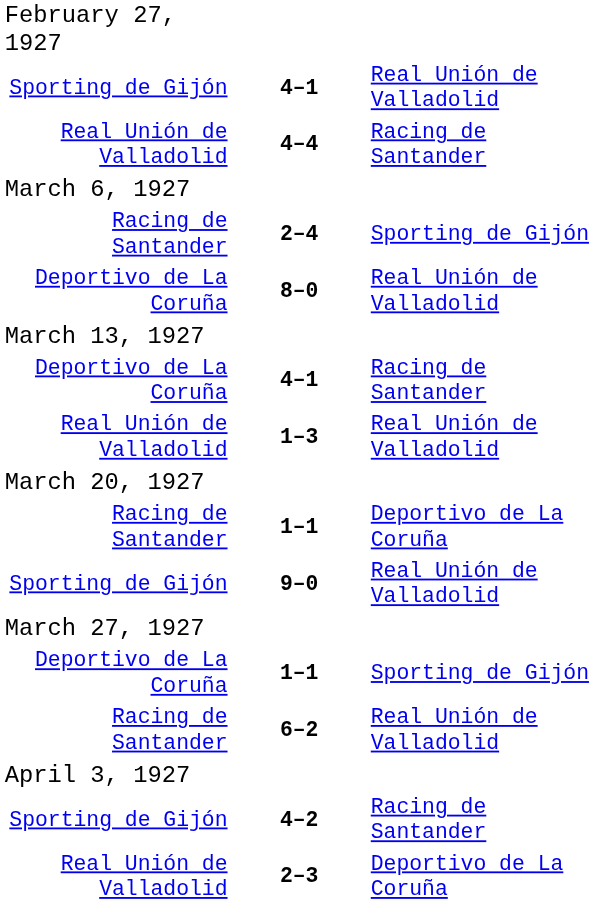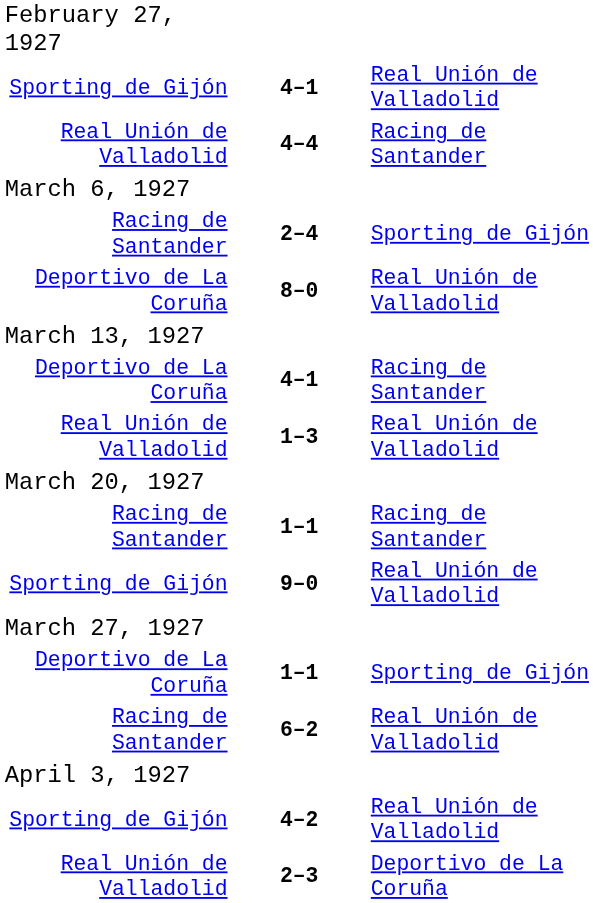(467, 527) Deportivo de La Coruña -> (429, 527) Racing de Santander
(429, 820) Racing de Santander -> (454, 820) Real Unión de Valladolid
